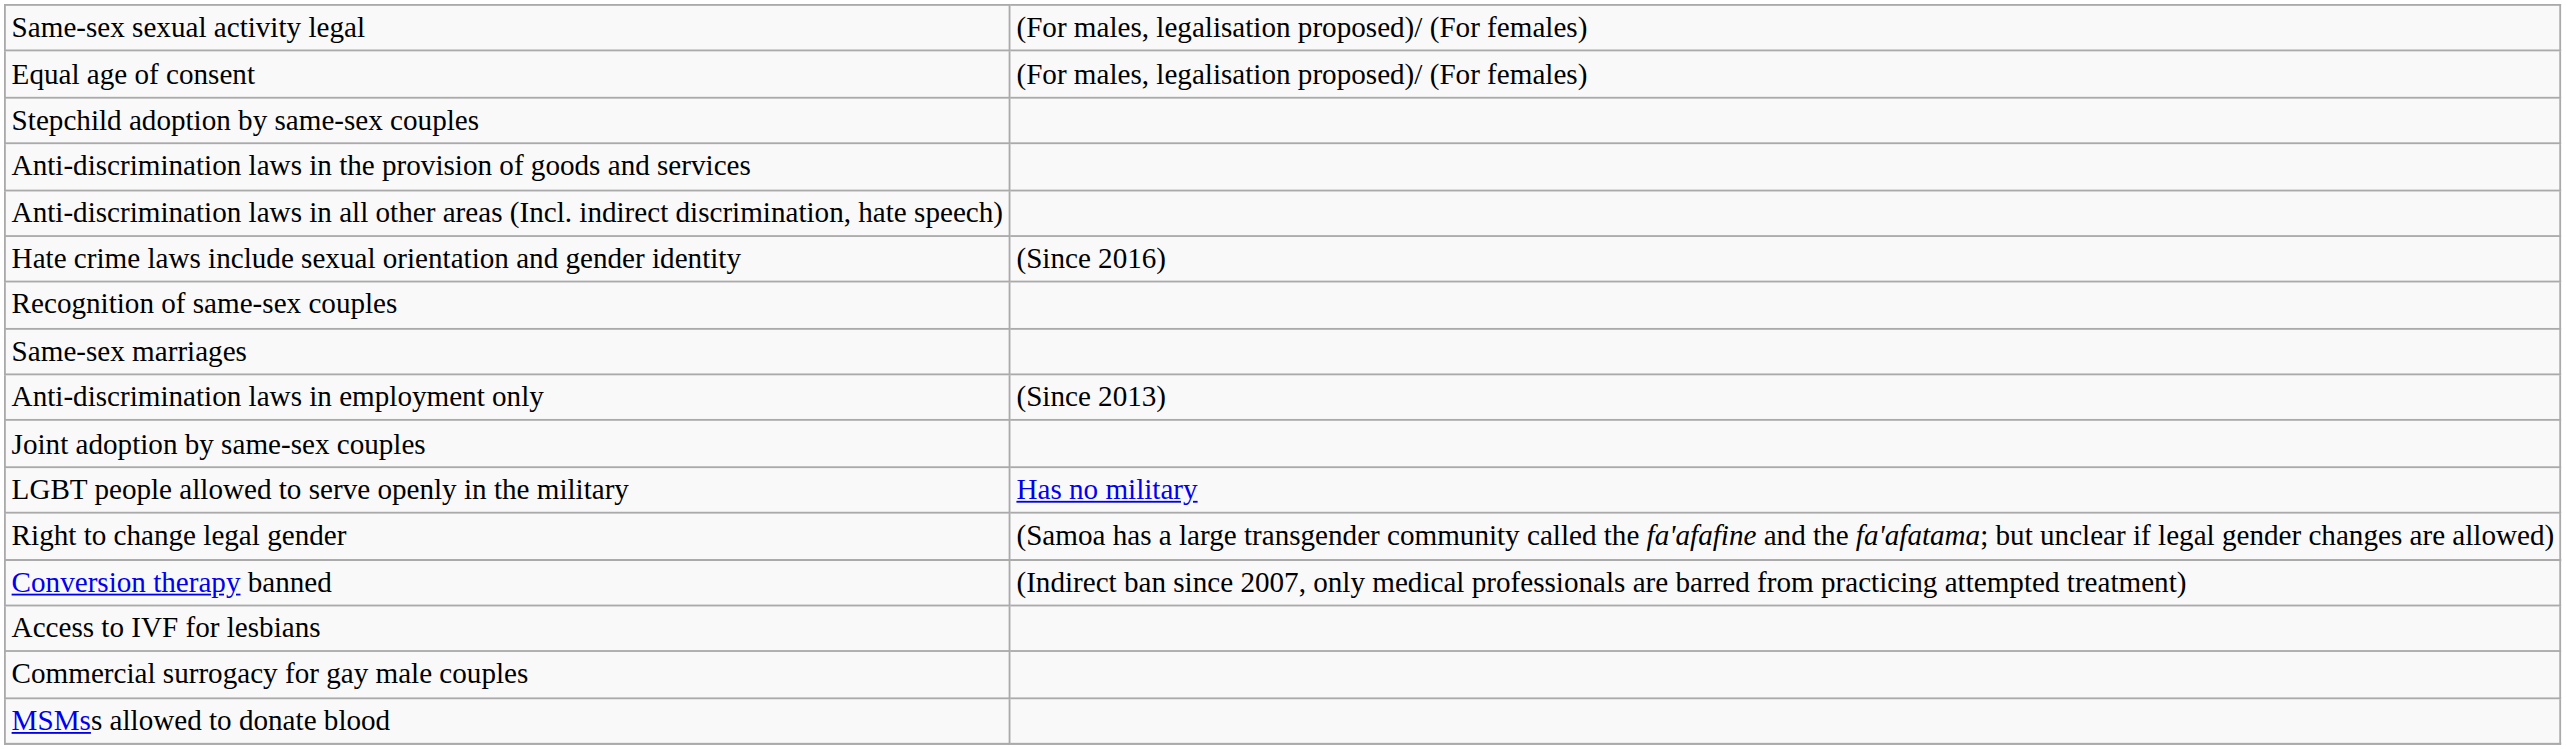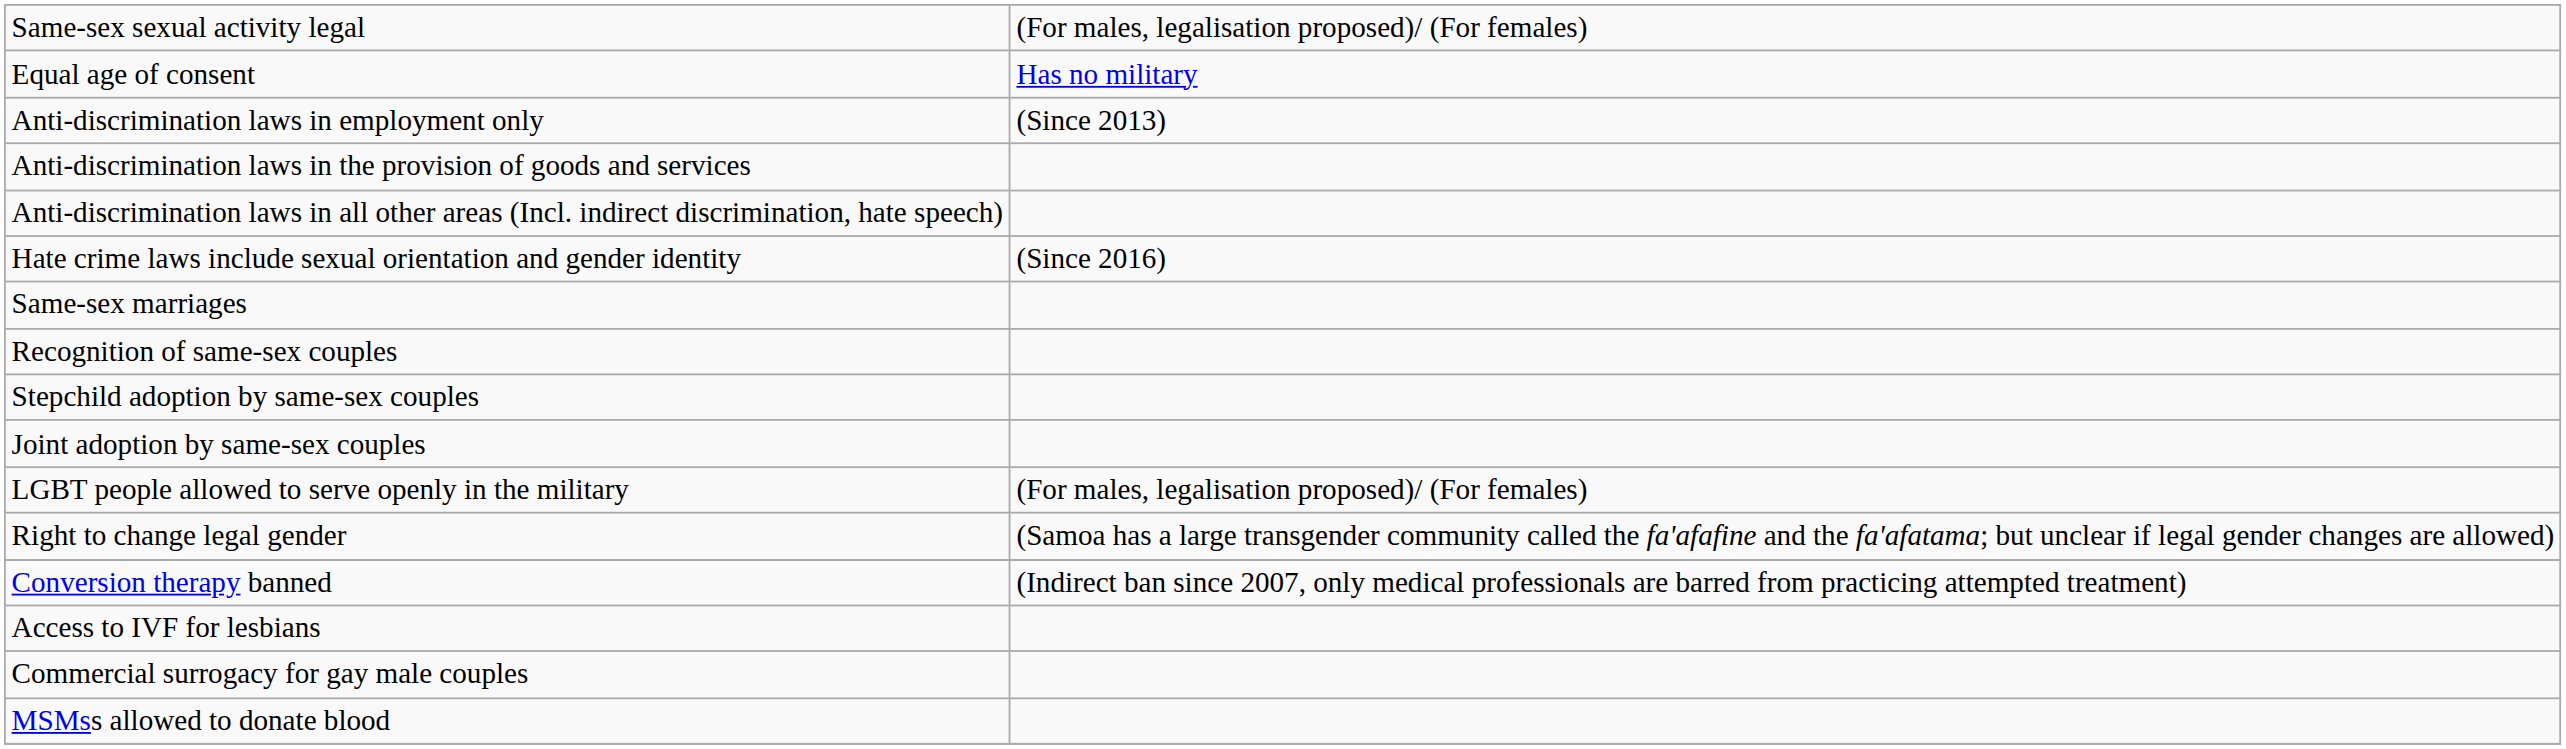(1302, 73) (For males, legalisation proposed)/ (For females) -> (1107, 73) Has no military
rows swapped: (278, 397) <-> (245, 119)
rows swapped: (129, 350) <-> (204, 304)
(1107, 489) Has no military -> (1302, 489) (For males, legalisation proposed)/ (For females)
